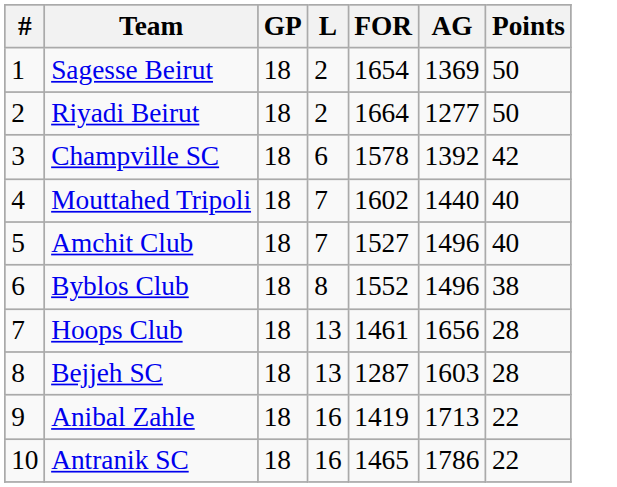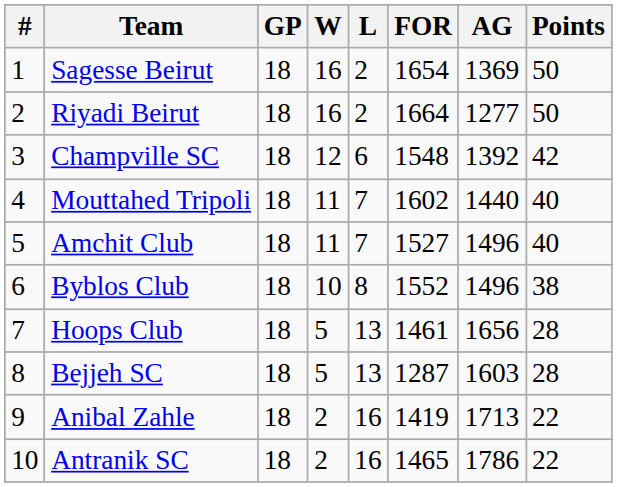+ column: (328, 26)
(382, 156) 1578 -> (422, 156) 1548
